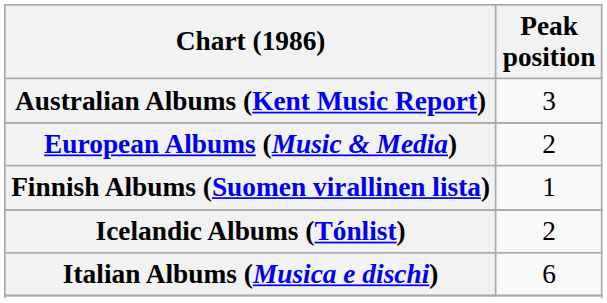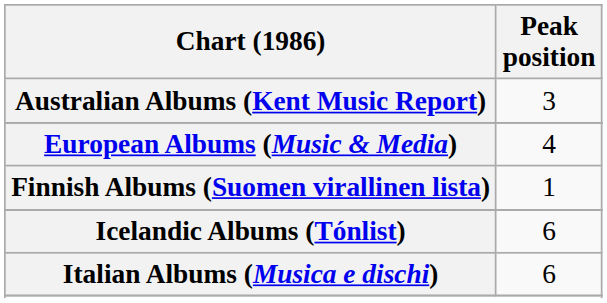(549, 143) 2 -> (549, 143) 4
(549, 230) 2 -> (549, 230) 6
